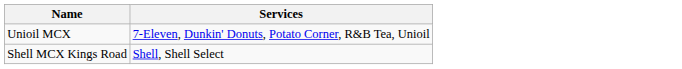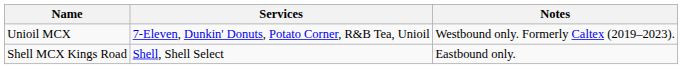+ column: (555, 14)
